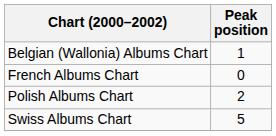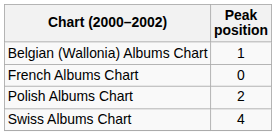(241, 119) 5 -> (241, 119) 4
